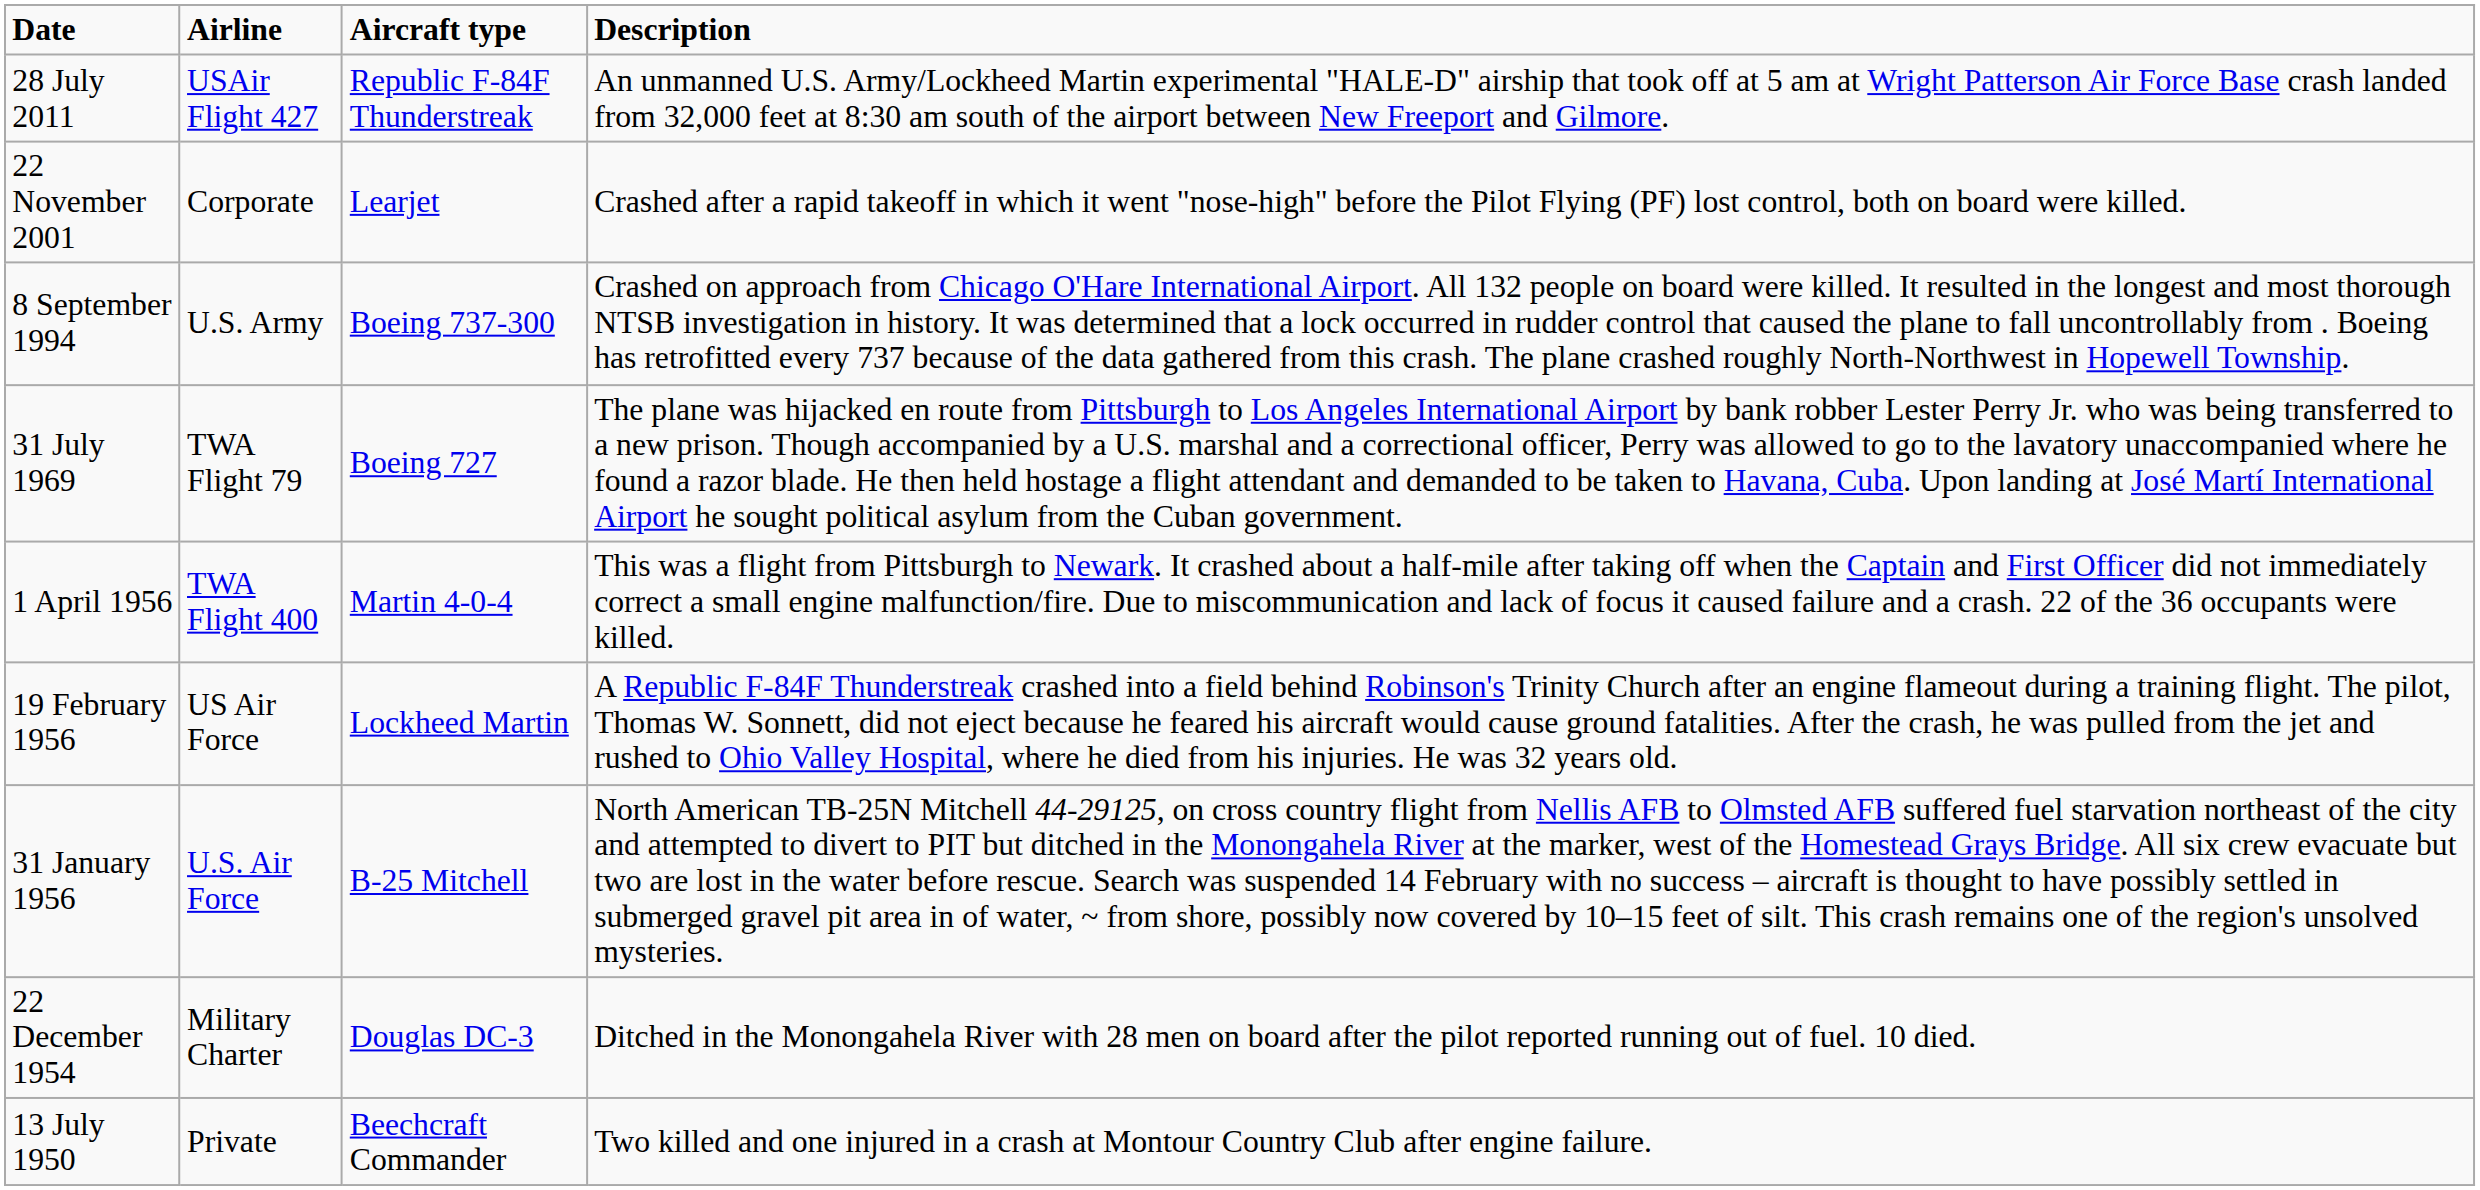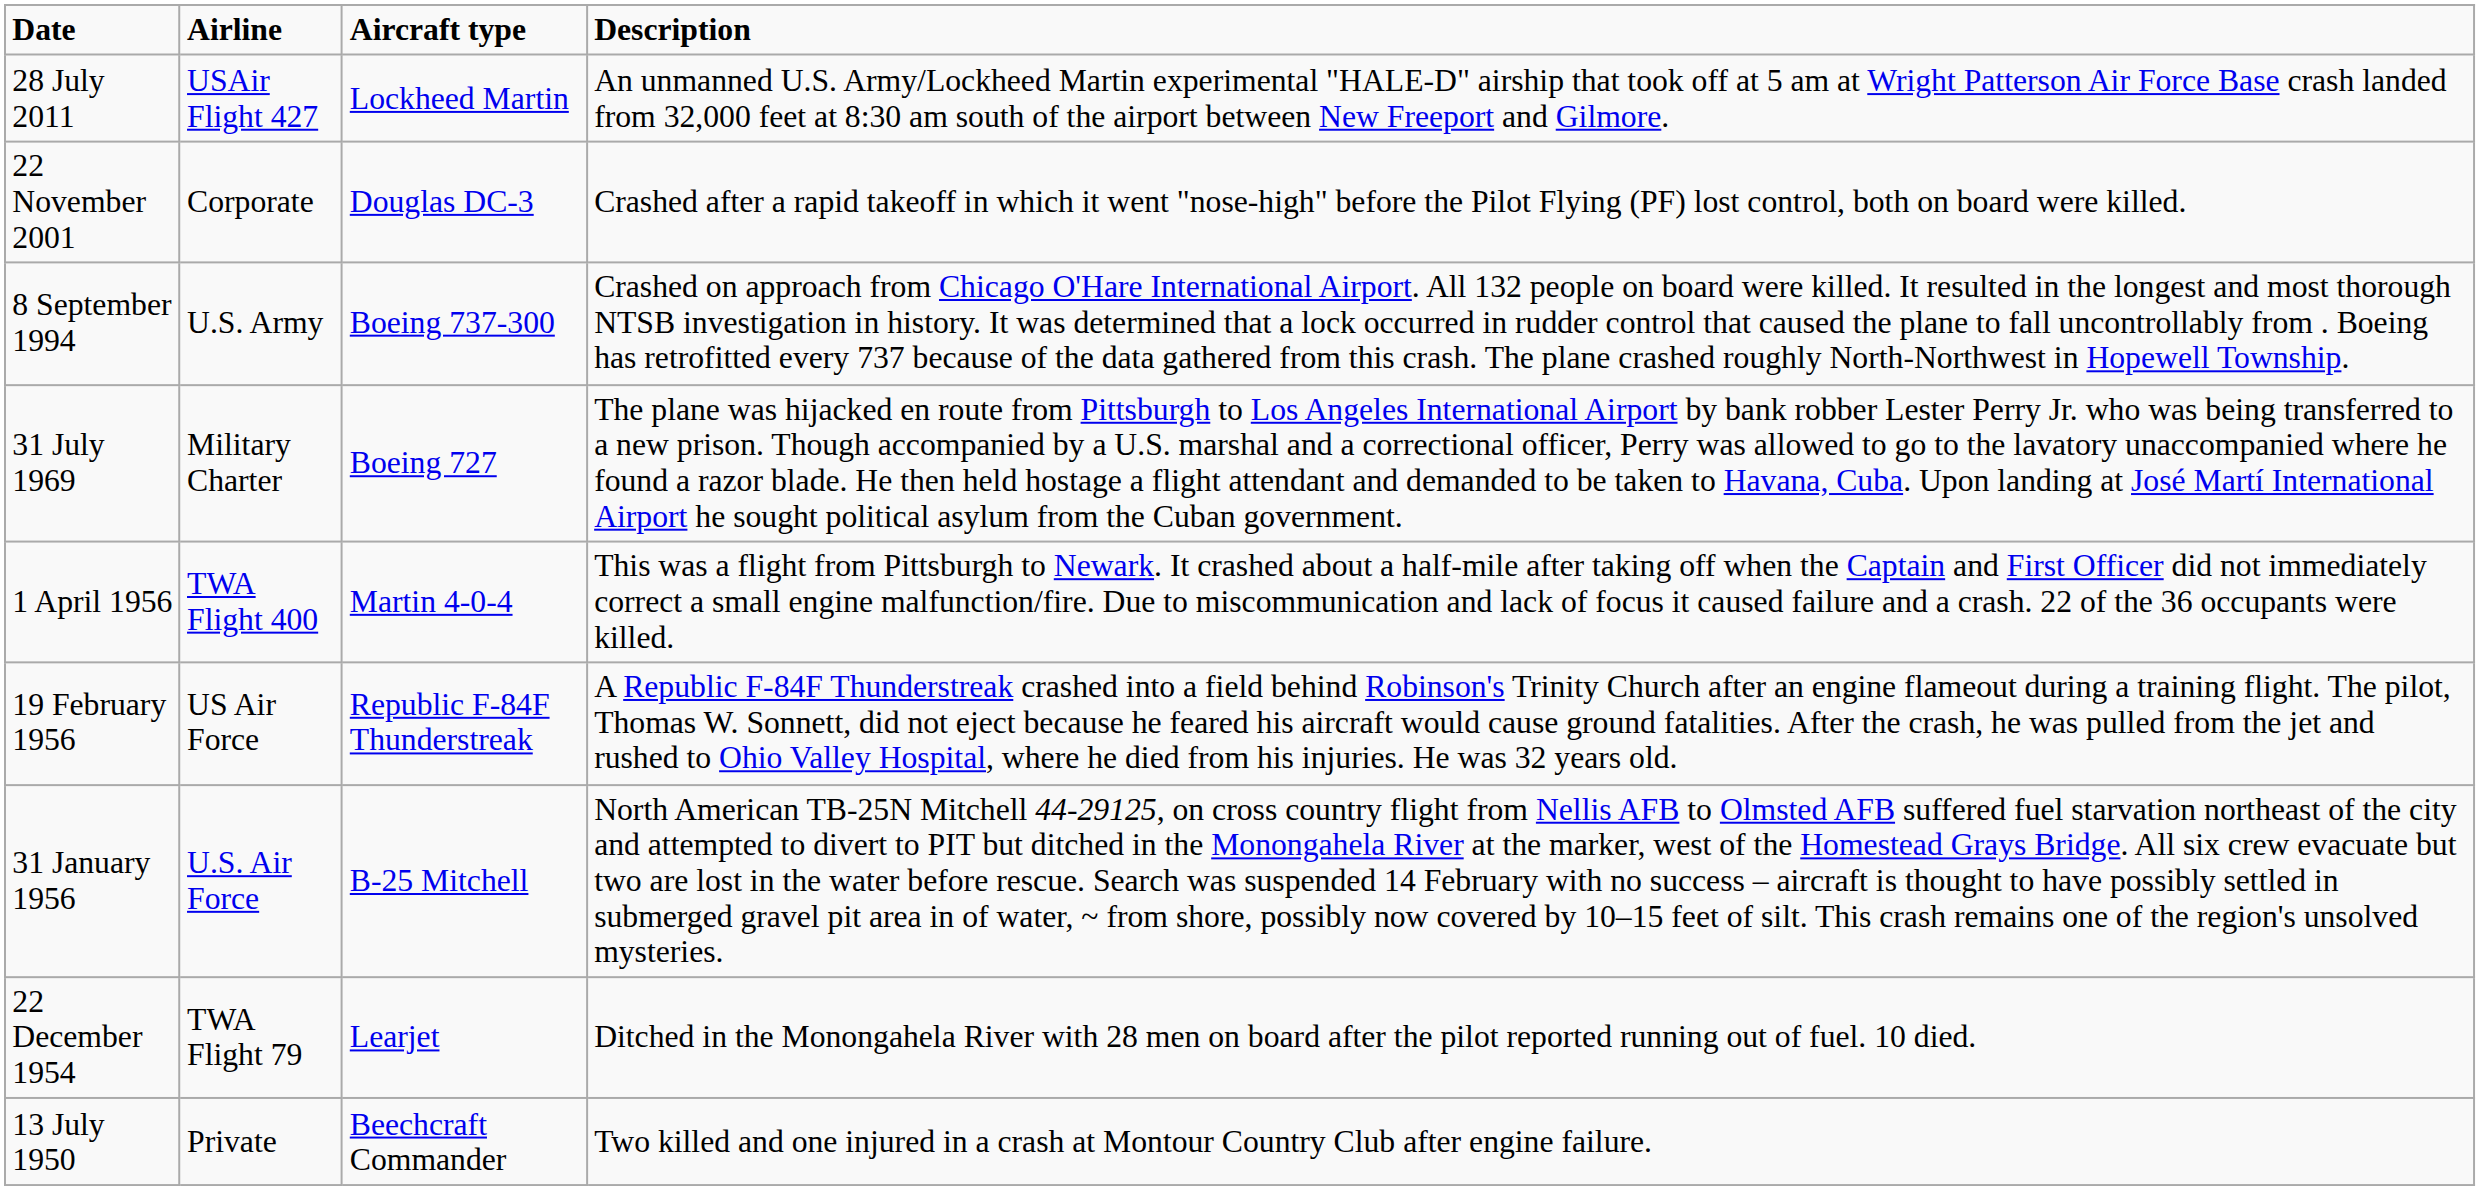(450, 97) Republic F-84F Thunderstreak -> (459, 97) Lockheed Martin
(395, 201) Learjet -> (442, 201) Douglas DC-3
(245, 462) TWA Flight 79 -> (239, 462) Military Charter
(459, 723) Lockheed Martin -> (450, 723) Republic F-84F Thunderstreak
(239, 1037) Military Charter -> (245, 1037) TWA Flight 79
(442, 1037) Douglas DC-3 -> (395, 1037) Learjet
